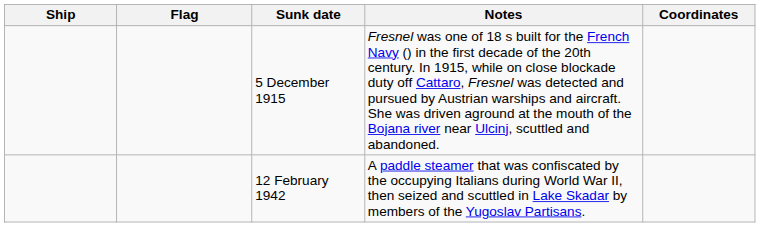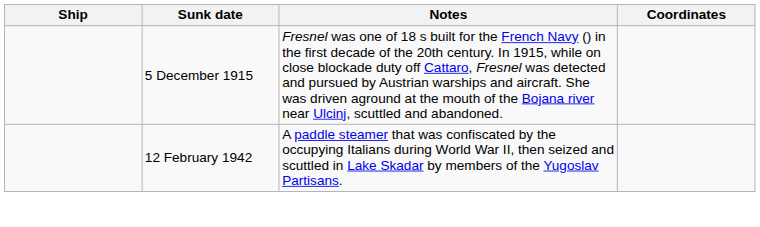- column: (185, 15)
